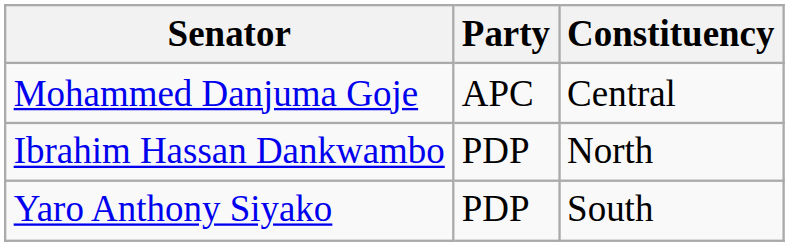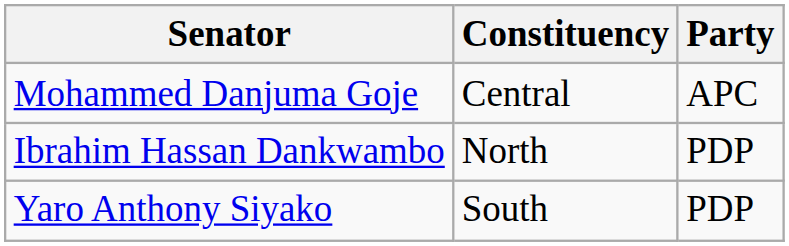columns swapped: (671, 33) <-> (506, 33)
